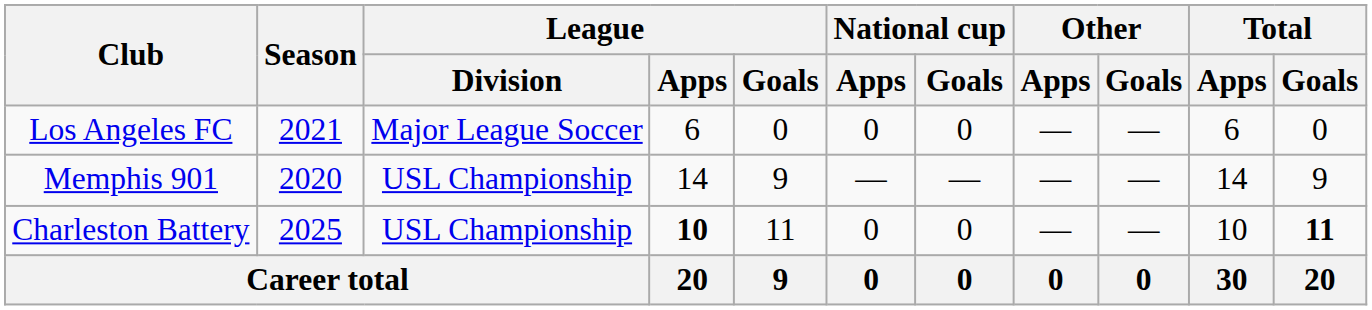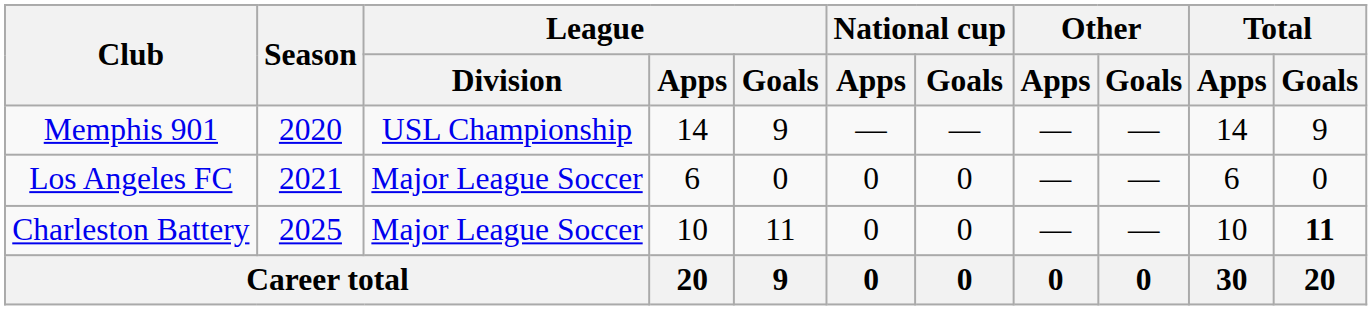rows swapped: (131, 179) <-> (131, 129)
(507, 229) USL Championship -> (507, 229) Major League Soccer
(692, 229) bold -> (692, 229) normal
